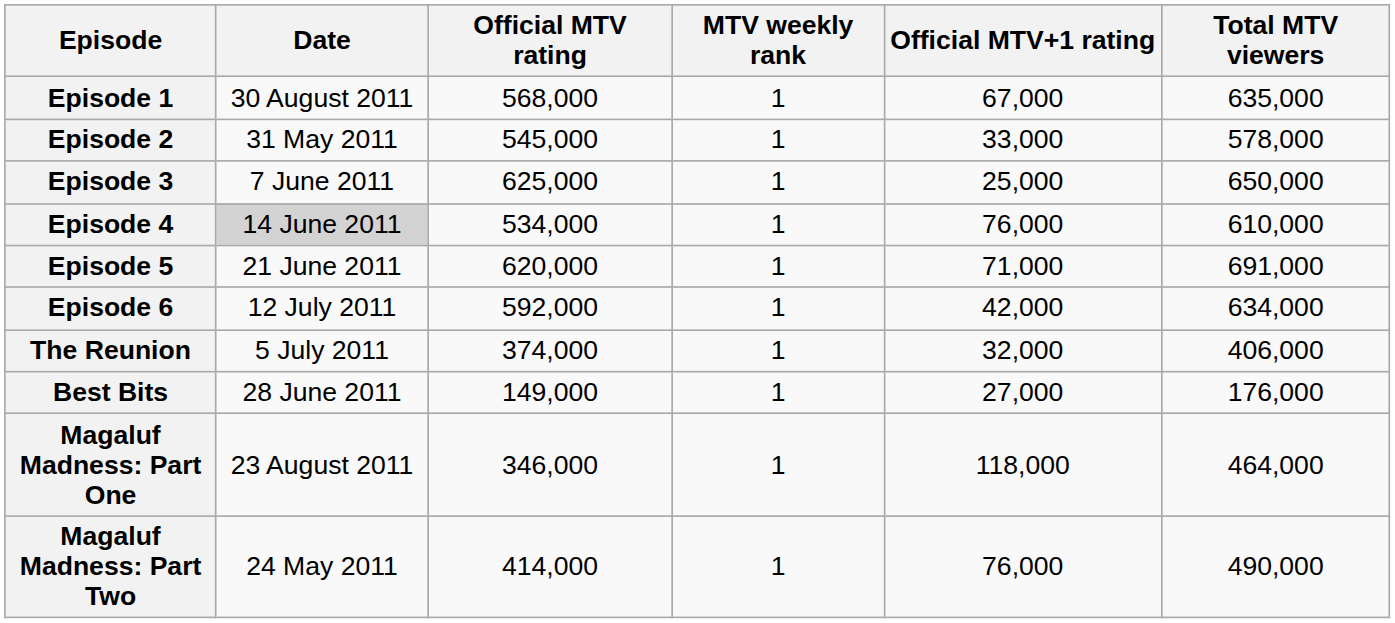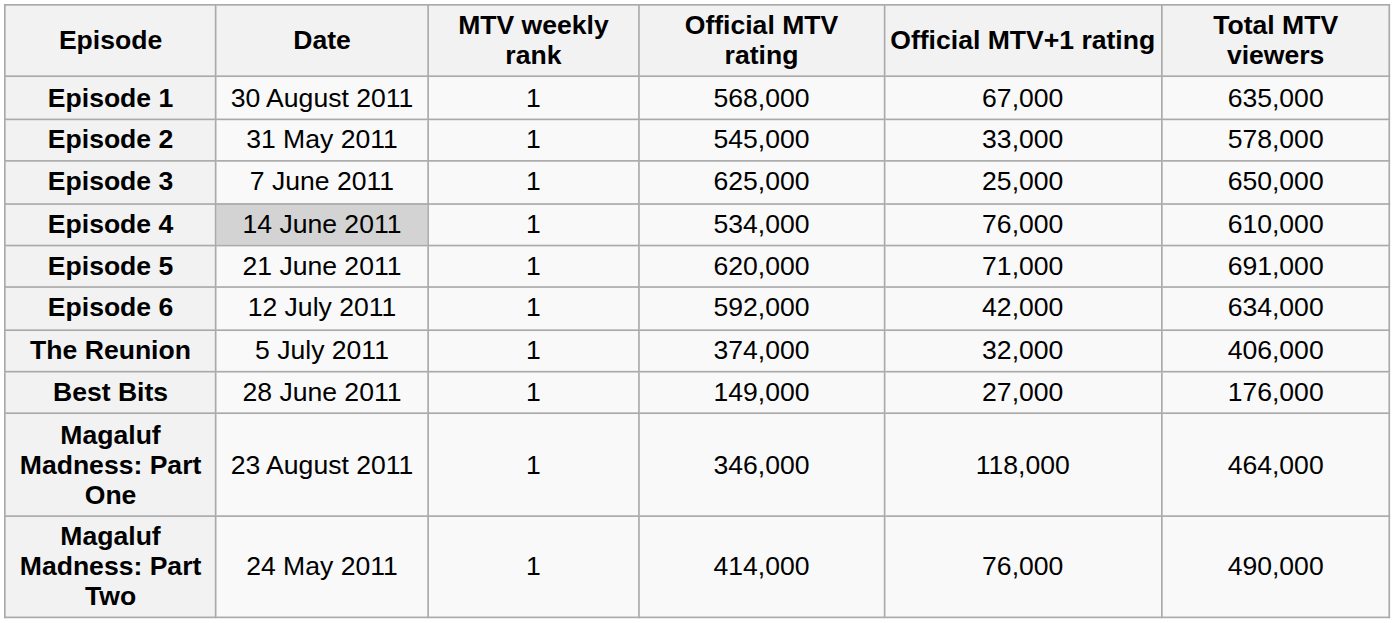columns swapped: (550, 40) <-> (778, 40)
